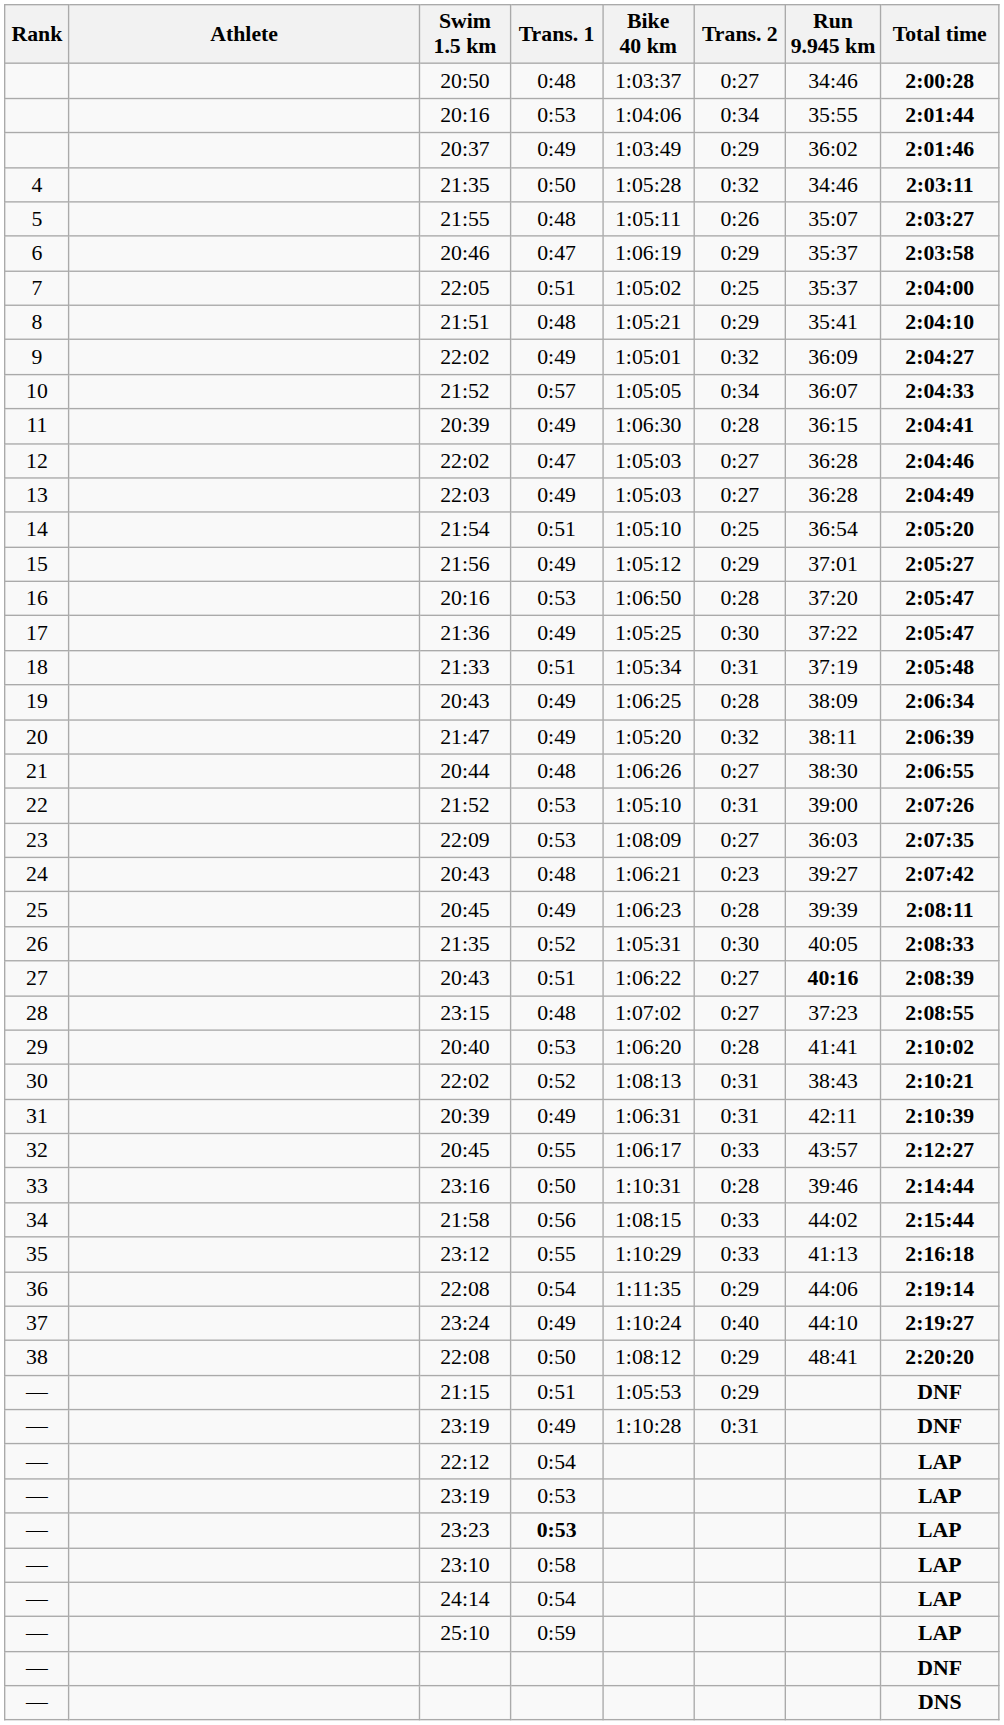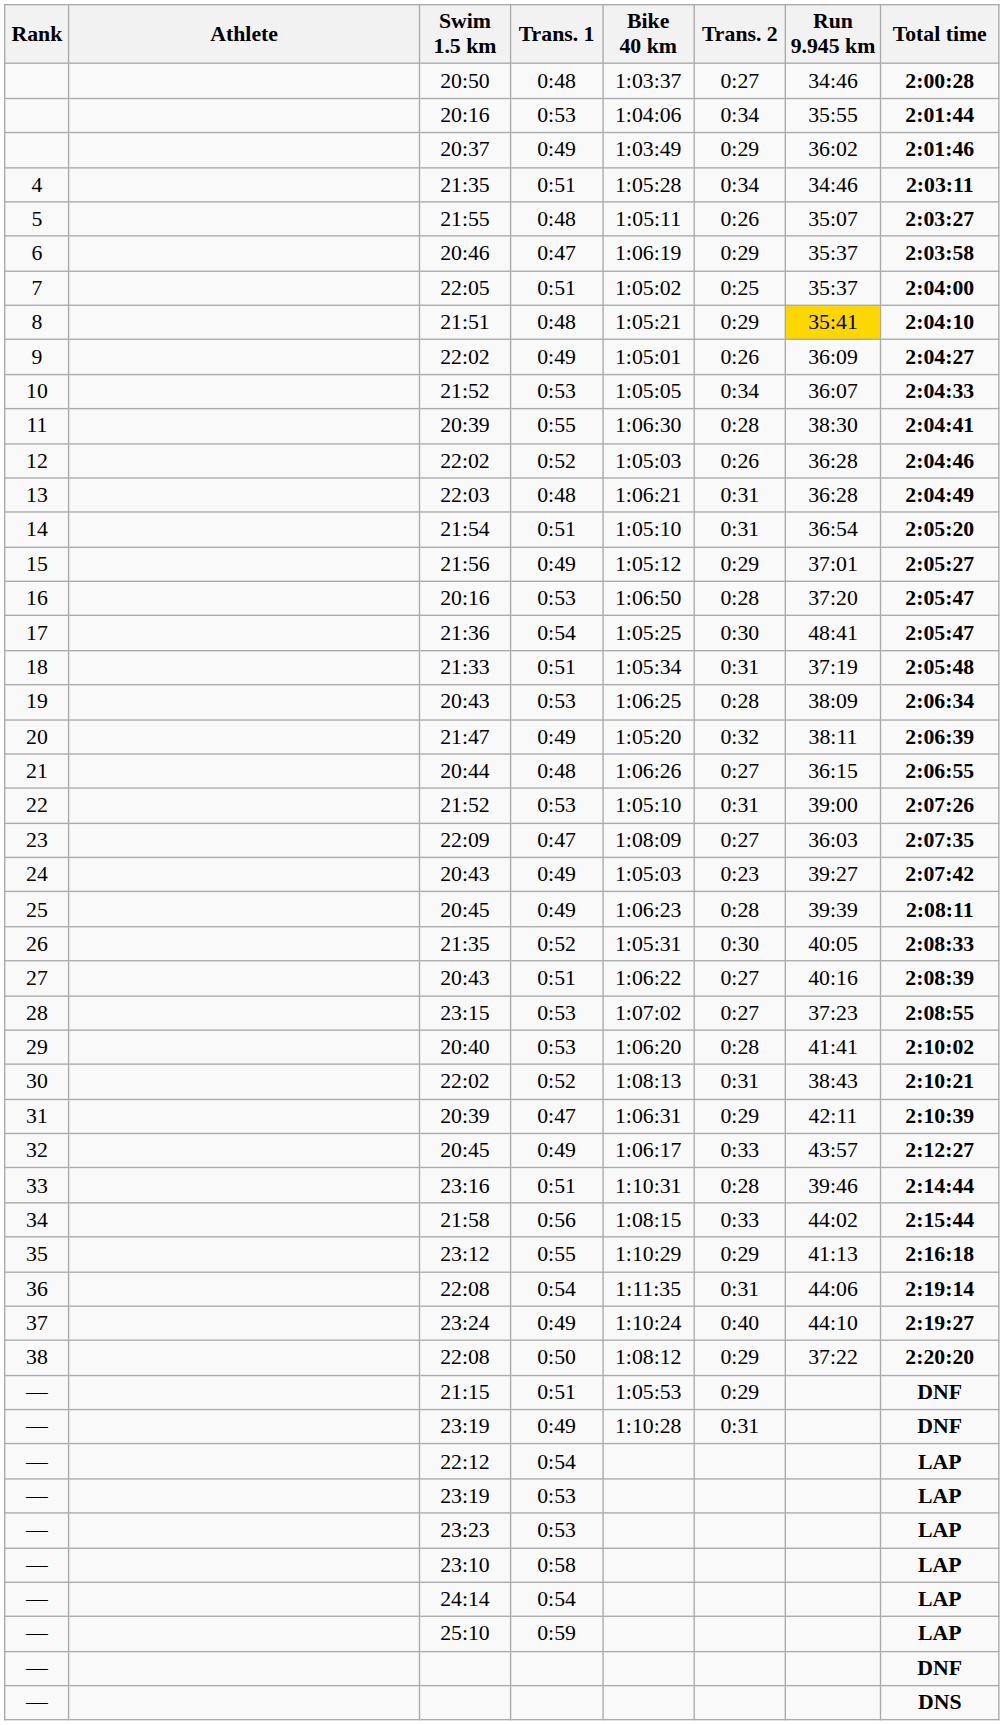(557, 184) 0:50 -> (557, 184) 0:51
(740, 184) 0:32 -> (740, 184) 0:34
(833, 322) no background -> (833, 322) gold background
(740, 356) 0:32 -> (740, 356) 0:26
(557, 391) 0:57 -> (557, 391) 0:53
(557, 425) 0:49 -> (557, 425) 0:55
(833, 425) 36:15 -> (833, 425) 38:30
(557, 460) 0:47 -> (557, 460) 0:52
(740, 460) 0:27 -> (740, 460) 0:26
(557, 494) 0:49 -> (557, 494) 0:48
(648, 494) 1:05:03 -> (648, 494) 1:06:21
(740, 494) 0:27 -> (740, 494) 0:31
(740, 529) 0:25 -> (740, 529) 0:31
(557, 632) 0:49 -> (557, 632) 0:54
(833, 632) 37:22 -> (833, 632) 48:41
(557, 701) 0:49 -> (557, 701) 0:53
(833, 770) 38:30 -> (833, 770) 36:15
(557, 839) 0:53 -> (557, 839) 0:47
(557, 874) 0:48 -> (557, 874) 0:49
(648, 874) 1:06:21 -> (648, 874) 1:05:03
(833, 978) bold -> (833, 978) normal
(557, 1012) 0:48 -> (557, 1012) 0:53
(557, 1116) 0:49 -> (557, 1116) 0:47
(740, 1116) 0:31 -> (740, 1116) 0:29
(557, 1150) 0:55 -> (557, 1150) 0:49
(557, 1185) 0:50 -> (557, 1185) 0:51
(740, 1254) 0:33 -> (740, 1254) 0:29
(740, 1288) 0:29 -> (740, 1288) 0:31
(833, 1357) 48:41 -> (833, 1357) 37:22
(557, 1530) bold -> (557, 1530) normal
